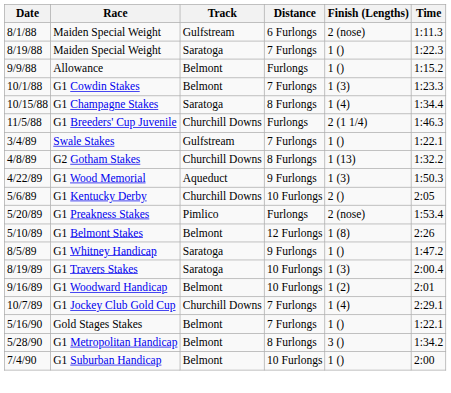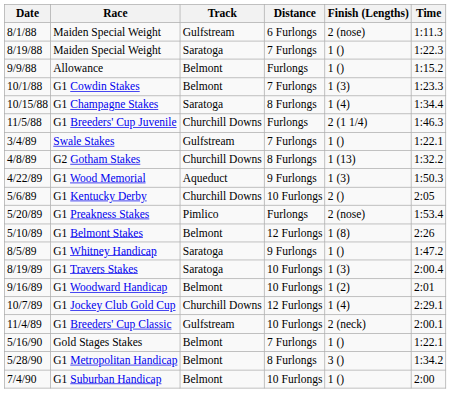(292, 305) 7 Furlongs -> (295, 305) 12 Furlongs
+ row: (24, 324)
